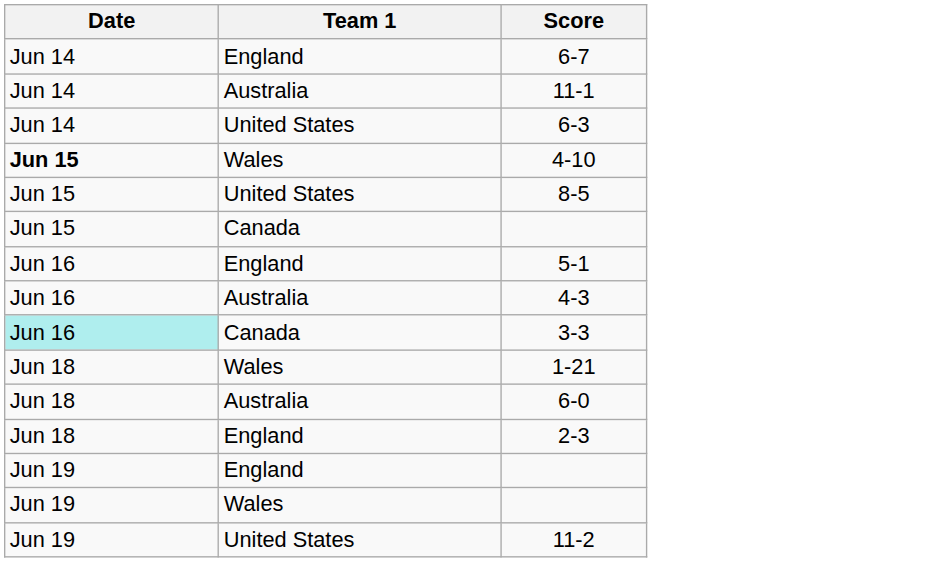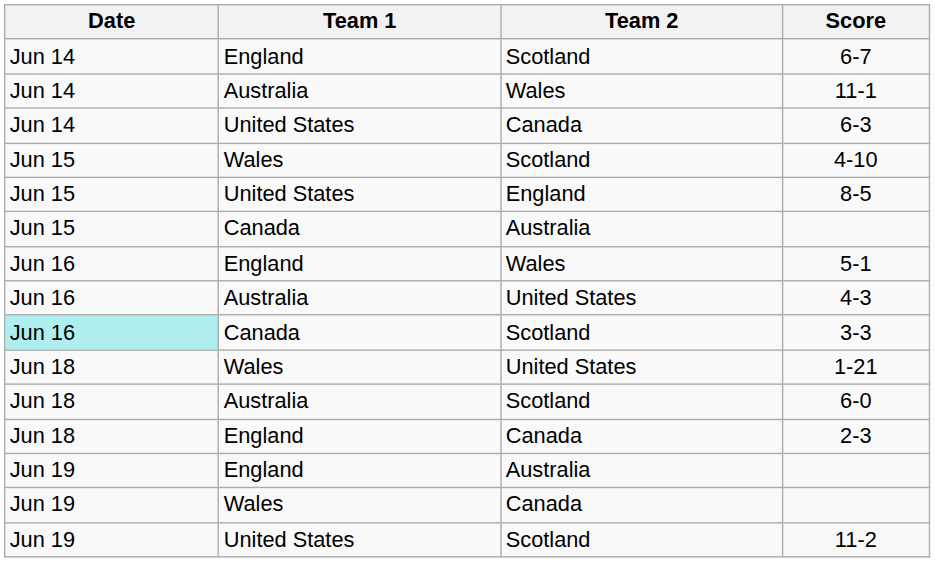+ column: (642, 21)
(44, 159) bold -> (42, 159) normal
